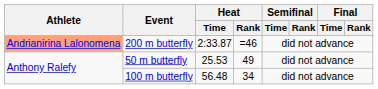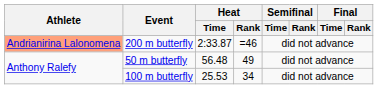(215, 60) 25.53 -> (215, 60) 56.48
(215, 77) 56.48 -> (215, 77) 25.53
